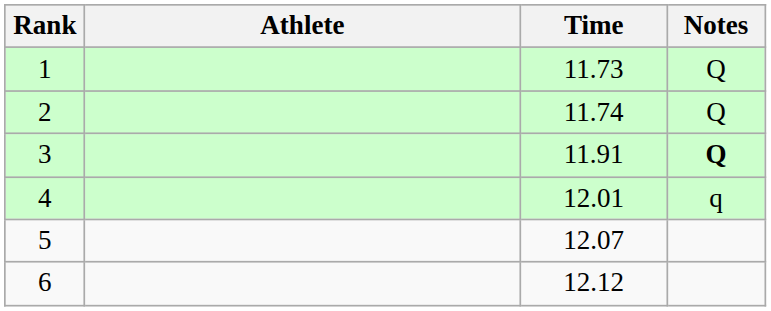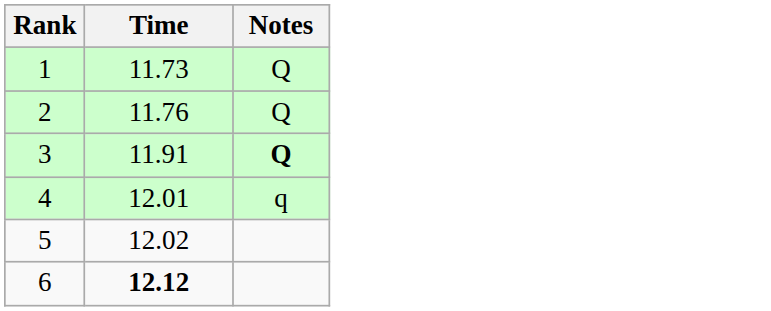- column: (302, 25)
(594, 111) 11.74 -> (159, 111) 11.76
(594, 240) 12.07 -> (159, 240) 12.02
(594, 283) normal -> (159, 283) bold
